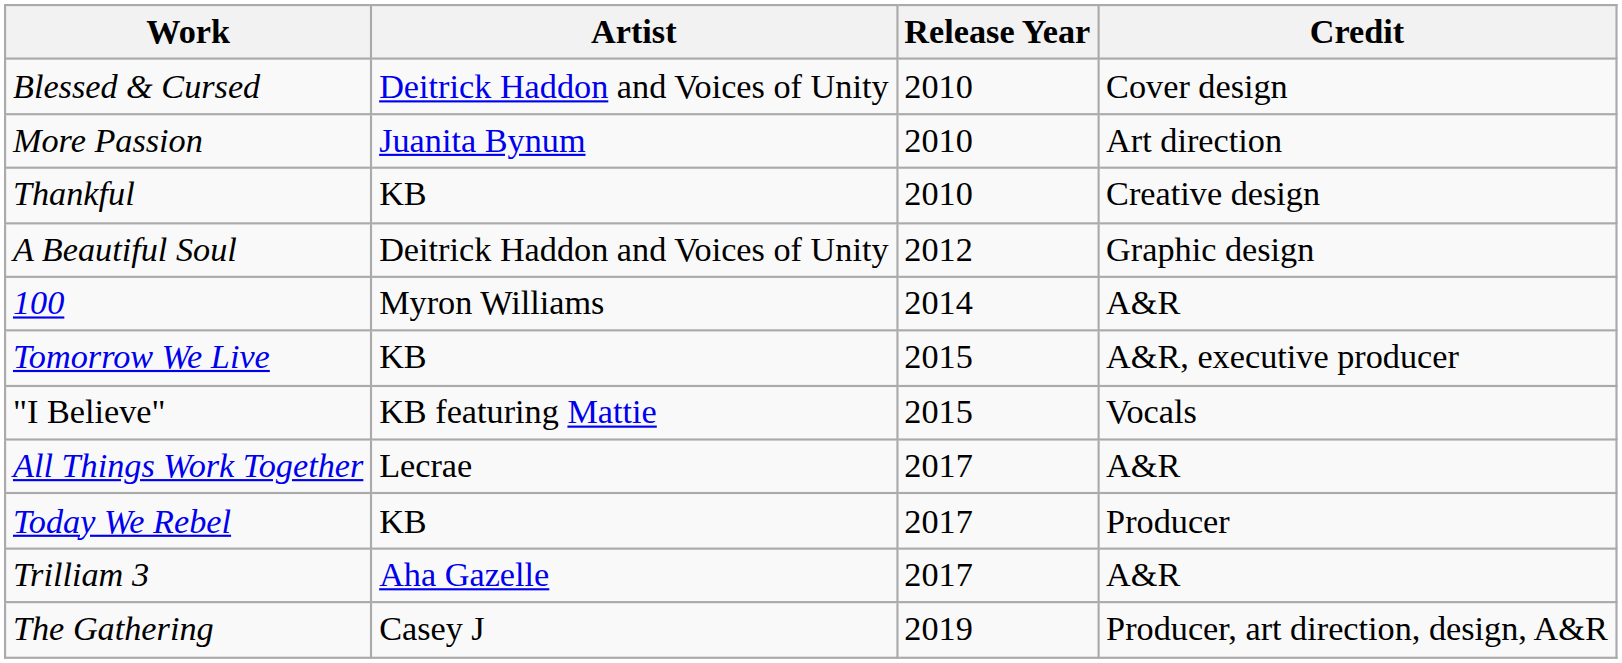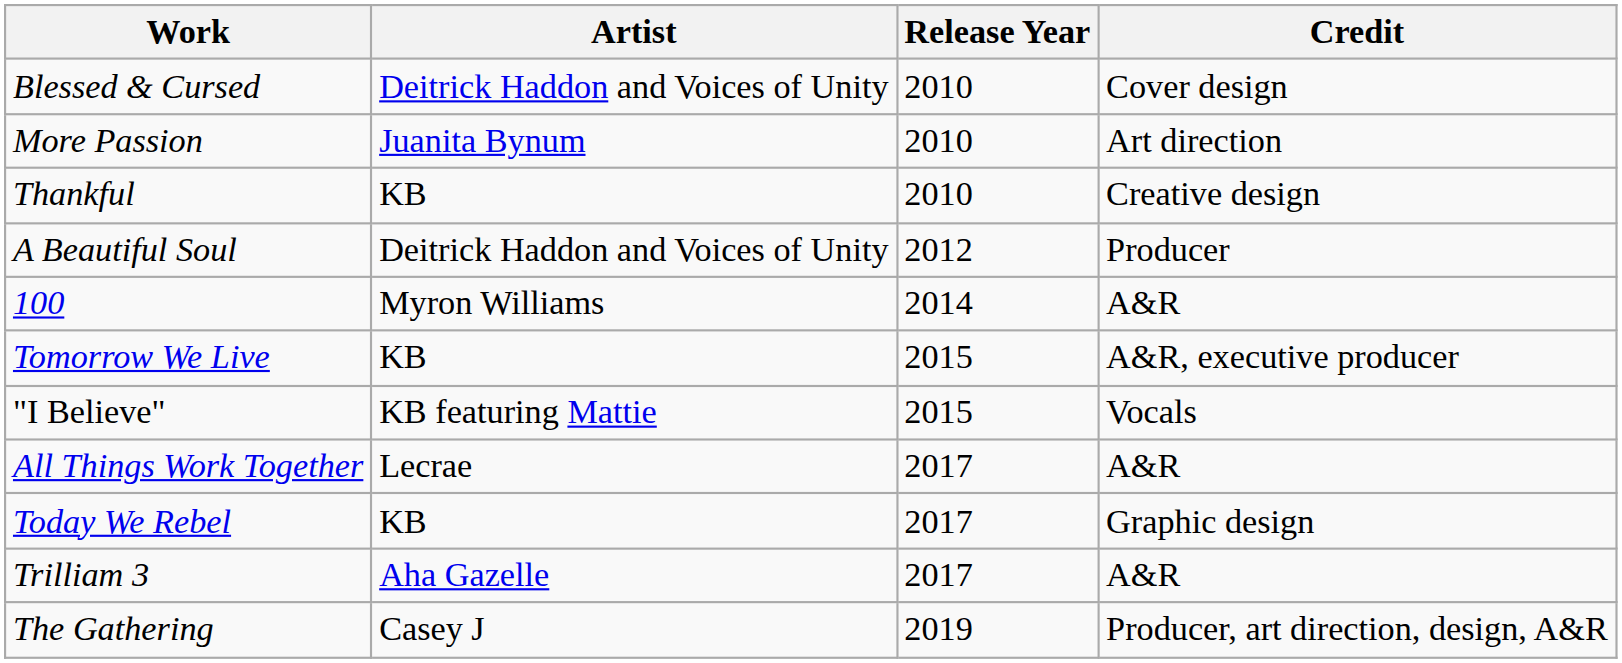(1210, 248) Graphic design -> (1168, 248) Producer
(1168, 520) Producer -> (1210, 520) Graphic design
